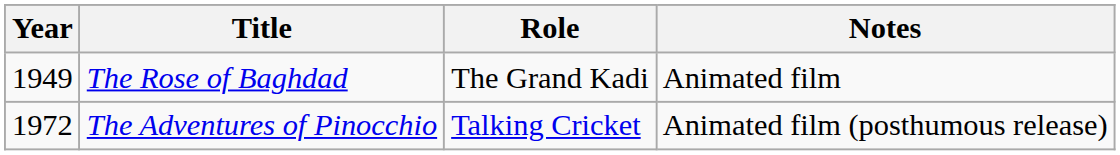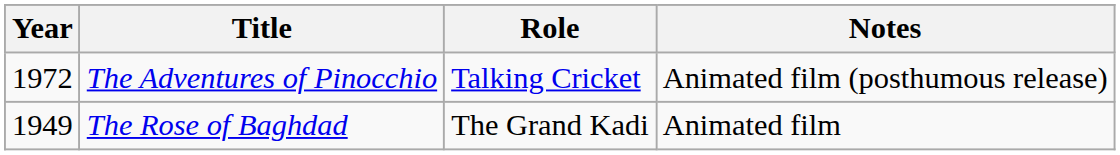rows swapped: (217, 76) <-> (262, 125)
